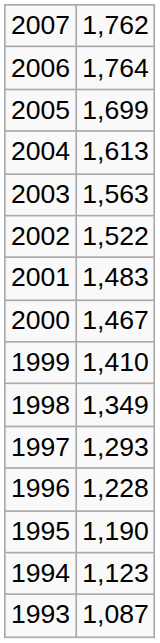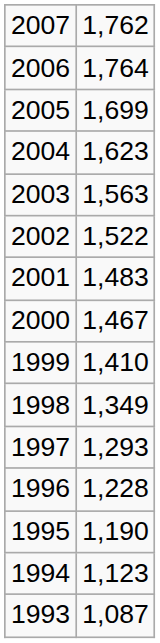(116, 151) 1,613 -> (116, 151) 1,623
